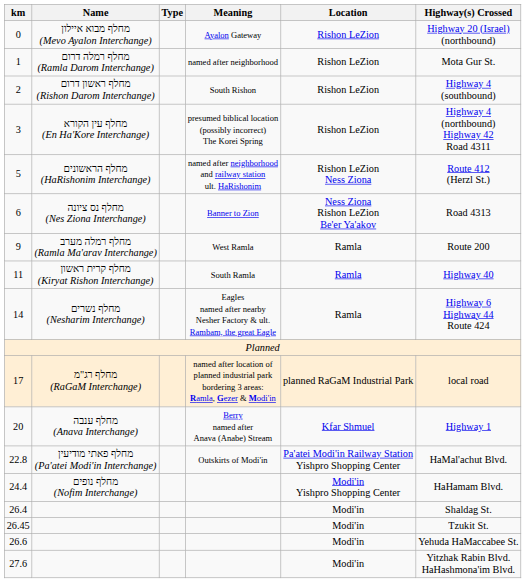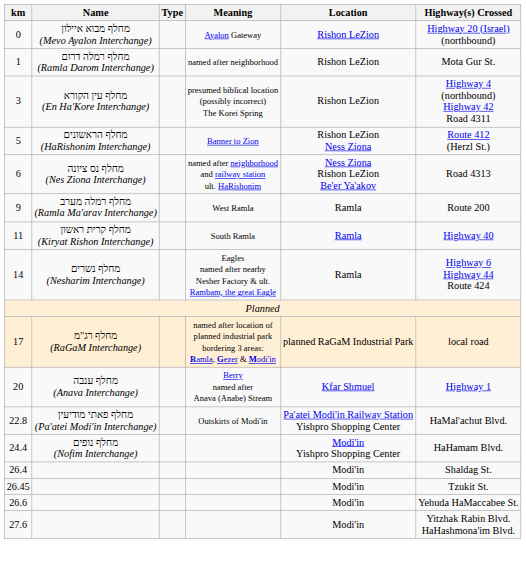- row: (18, 90)
(233, 175) named after neighborhood and railway station ult. HaRishonim -> (233, 141) Banner to Zion
(233, 214) Banner to Zion -> (233, 175) named after neighborhood and railway station ult. HaRishonim
